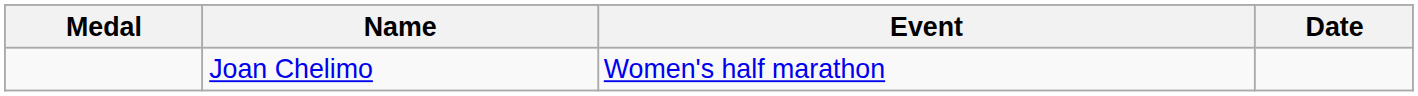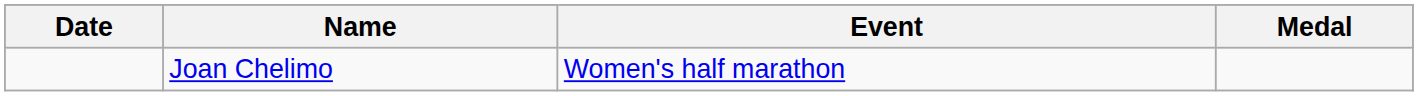columns swapped: (104, 26) <-> (1335, 26)
